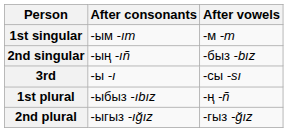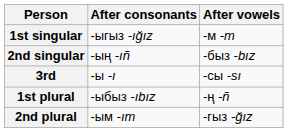(113, 35) -ым -ım -> (122, 35) -ыгыз -ığız
(122, 117) -ыгыз -ığız -> (113, 117) -ым -ım
